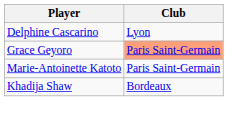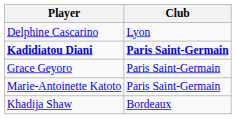+ row: (50, 50)
(173, 50) lightsalmon background -> (173, 68) no background
